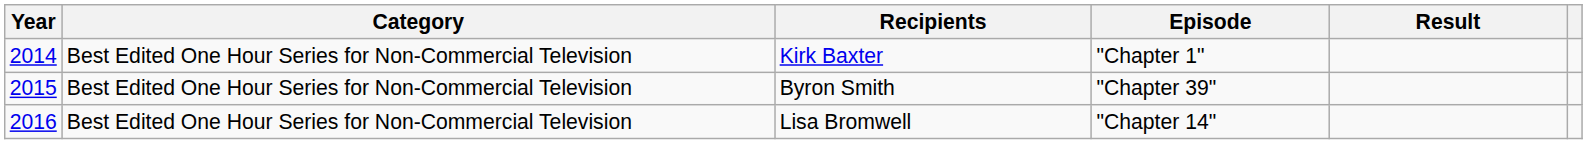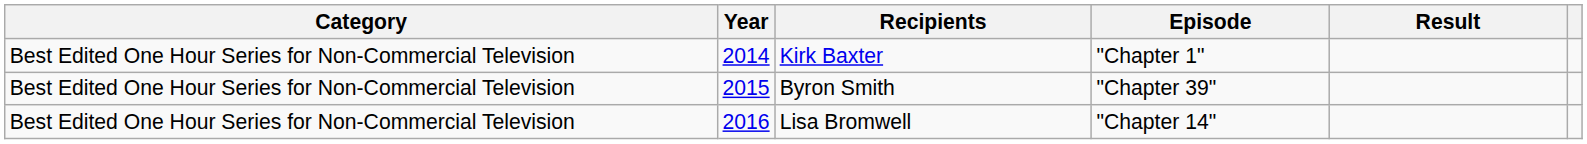columns swapped: (33, 22) <-> (418, 22)
